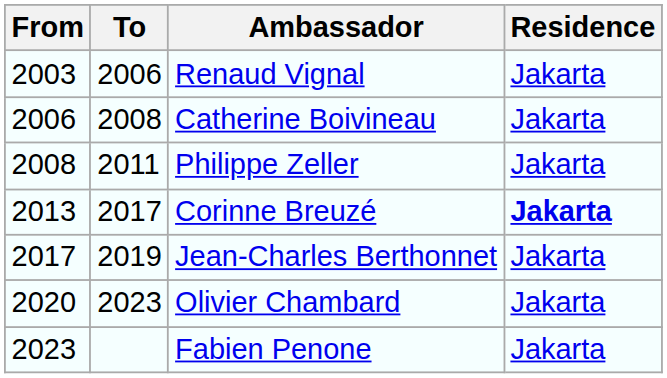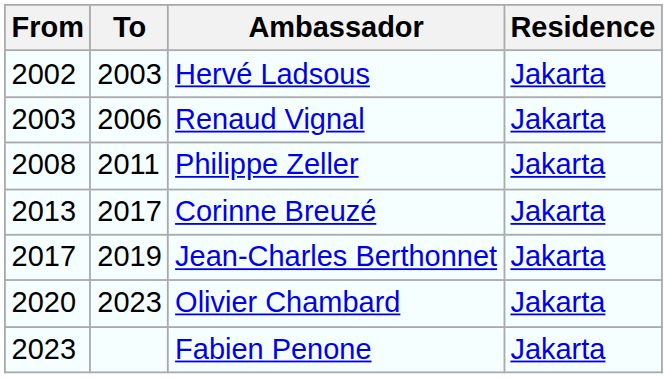+ row: (273, 73)
- row: (306, 119)
(561, 211) bold -> (558, 211) normal
